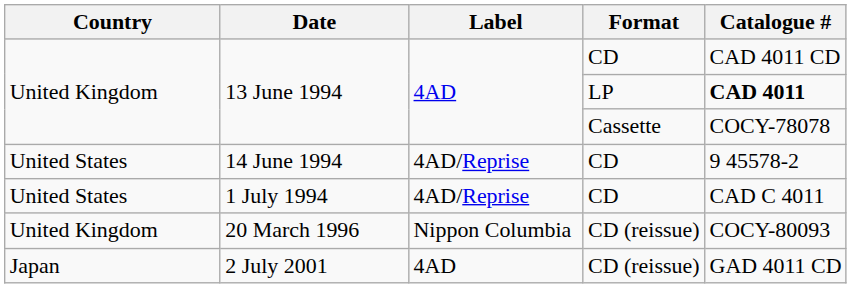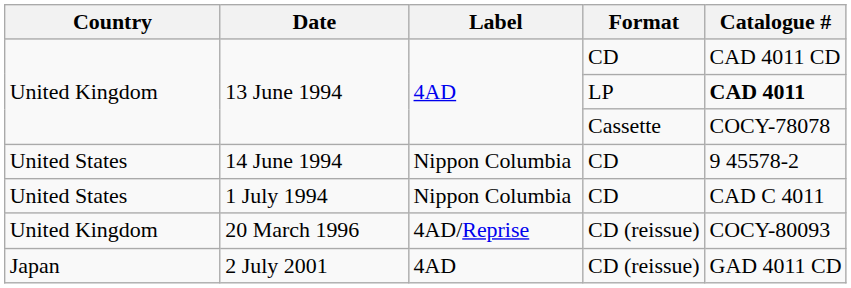(471, 160) 4AD/Reprise -> (492, 160) Nippon Columbia
(471, 195) 4AD/Reprise -> (492, 195) Nippon Columbia
(492, 230) Nippon Columbia -> (471, 230) 4AD/Reprise
